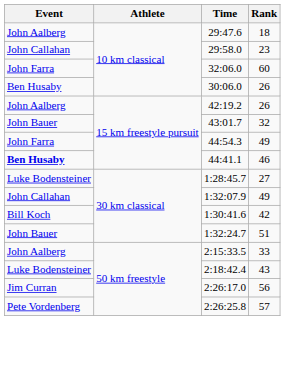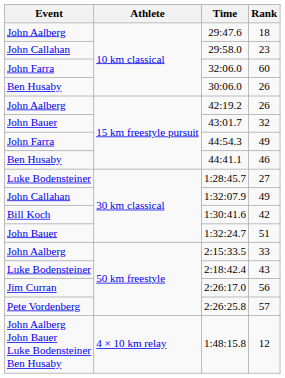(36, 160) bold -> (34, 160) normal
+ row: (225, 344)
